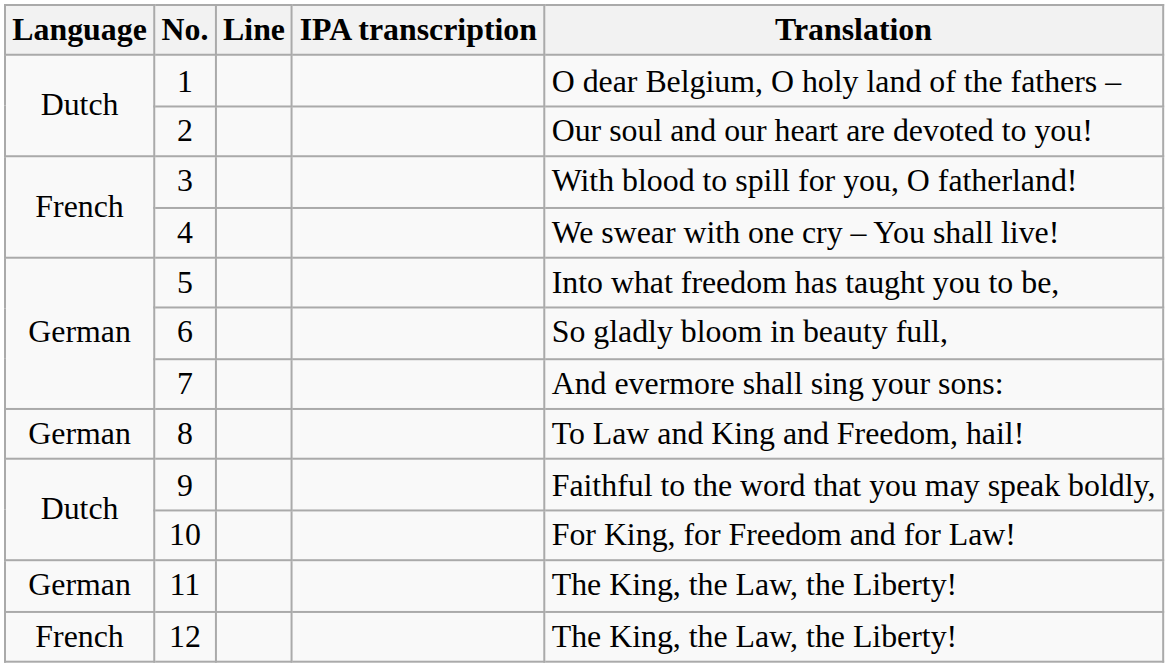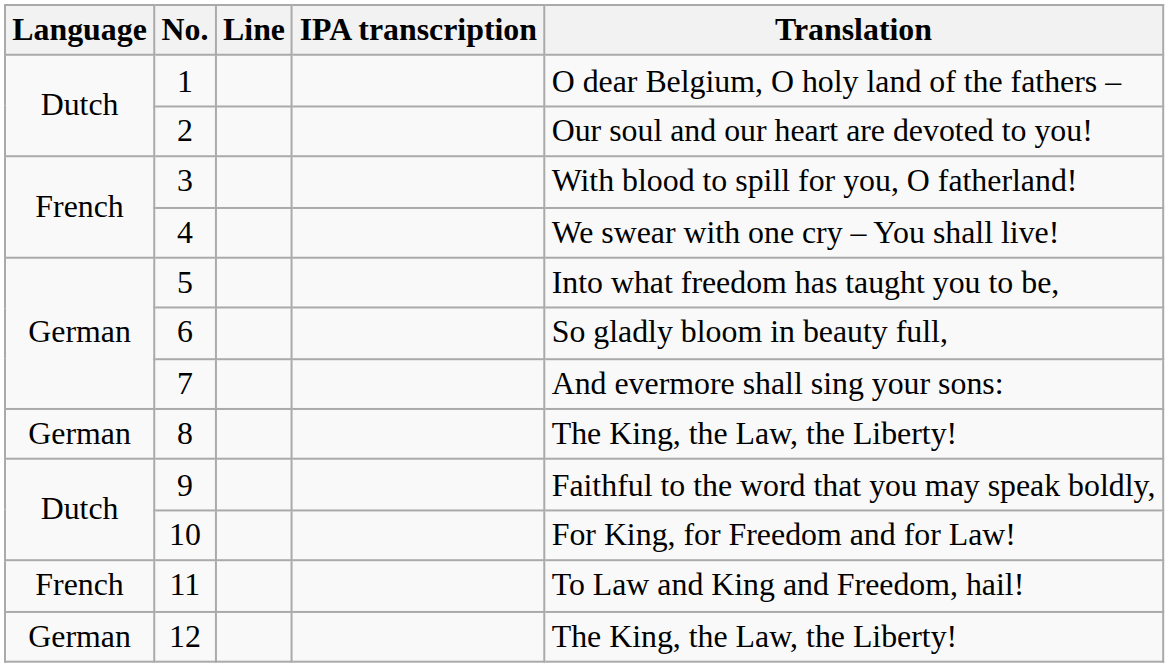(788, 433) To Law and King and Freedom, hail! -> (754, 433) The King, the Law, the Liberty!
(80, 585) German -> (80, 585) French
(754, 585) The King, the Law, the Liberty! -> (788, 585) To Law and King and Freedom, hail!
(80, 635) French -> (80, 635) German
